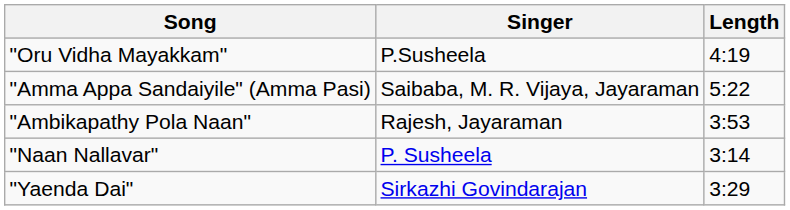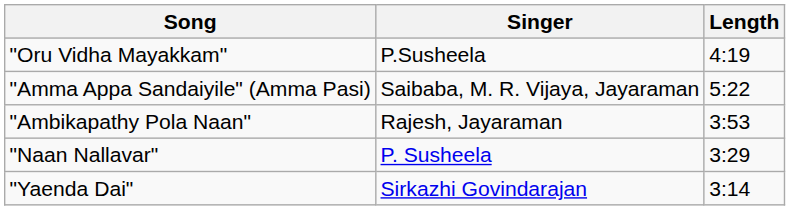(730, 155) 3:14 -> (730, 155) 3:29
(730, 189) 3:29 -> (730, 189) 3:14
